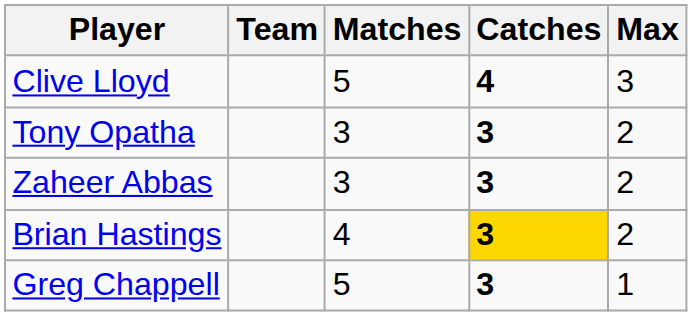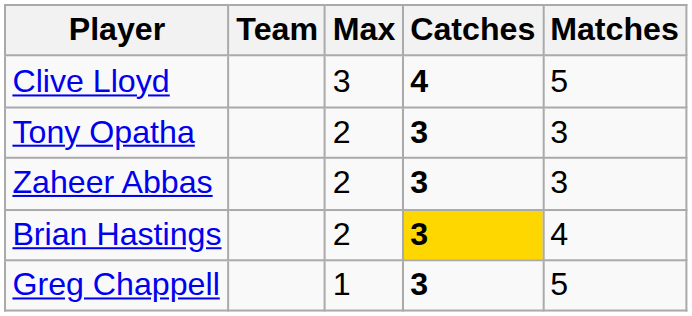columns swapped: (397, 30) <-> (648, 30)
